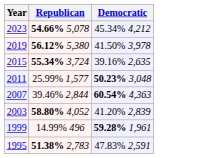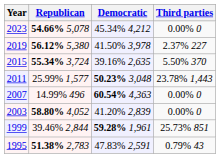+ column: (185, 12)
(60, 95) 39.46% 2,844 -> (60, 95) 14.99% 496
(60, 128) 14.99% 496 -> (60, 128) 39.46% 2,844
